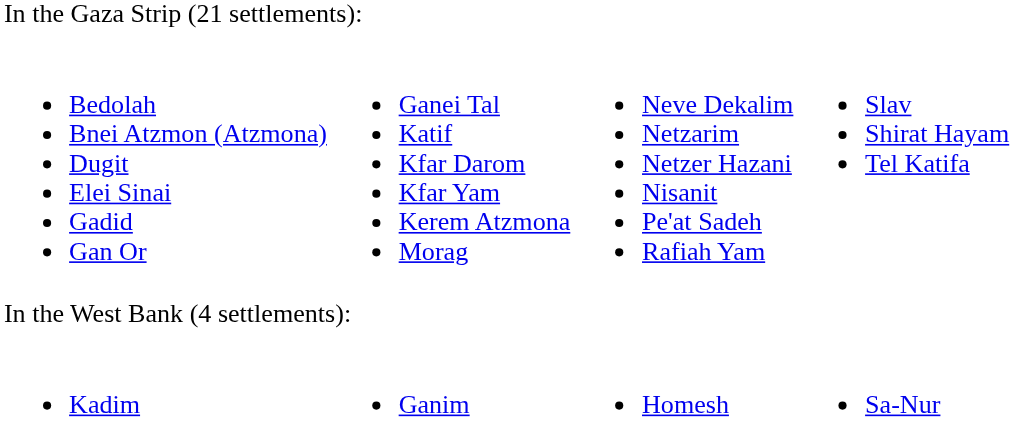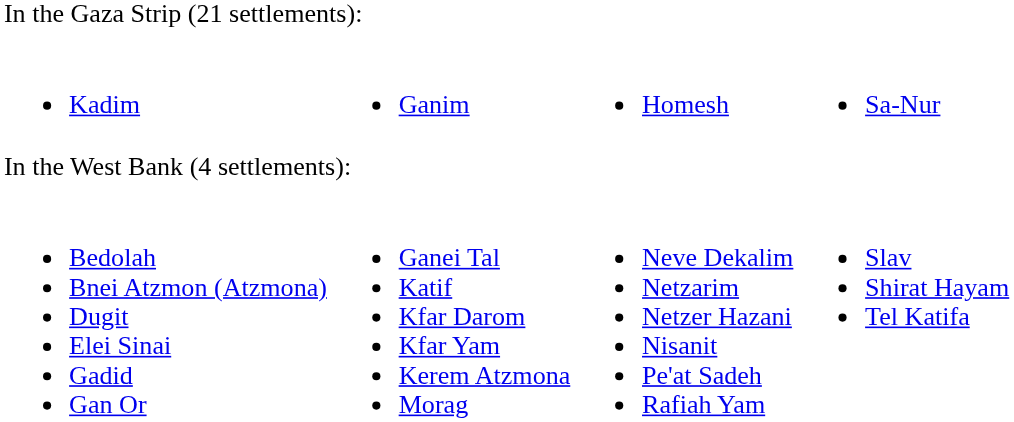rows swapped: (165, 178) <-> (165, 405)
